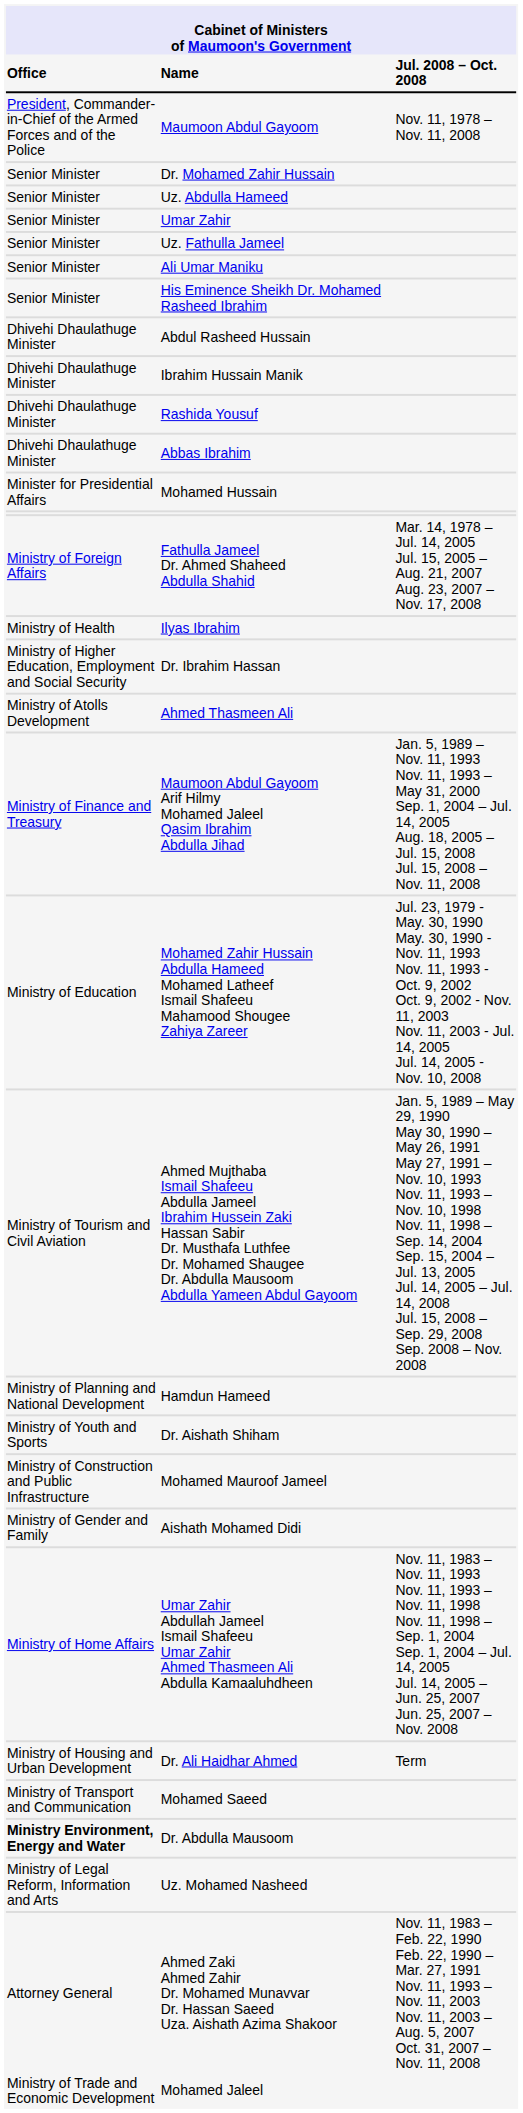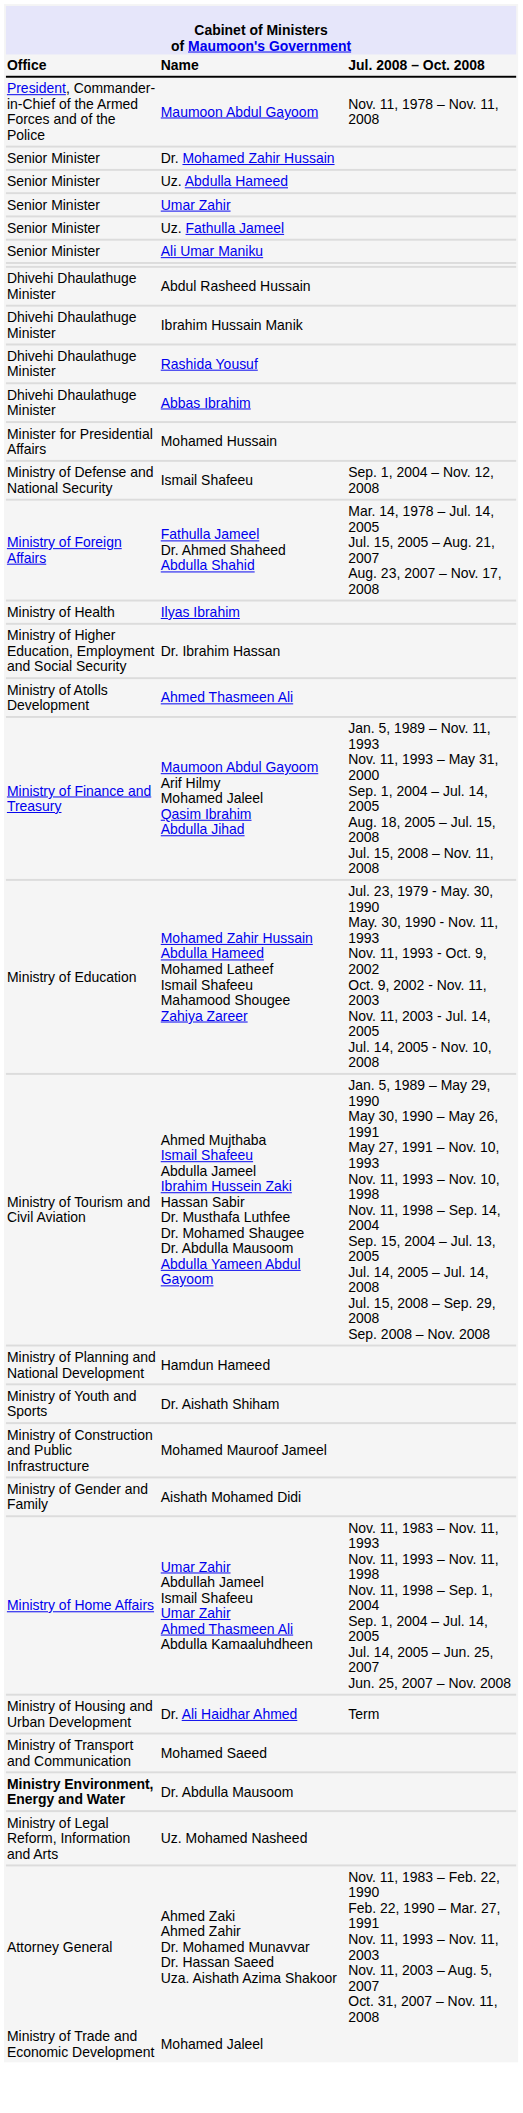- row: (271, 298)
+ row: (207, 480)
